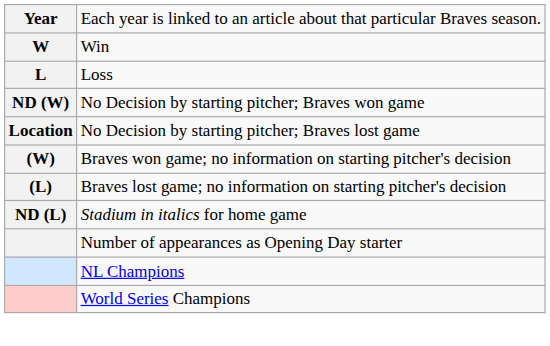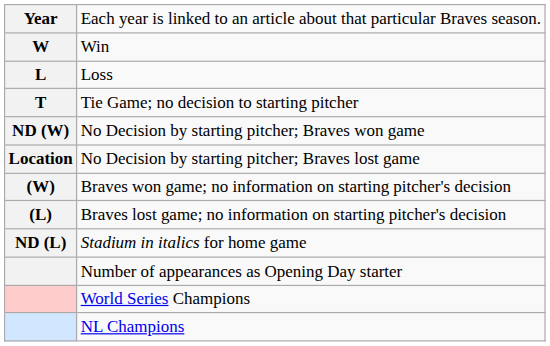+ row: (220, 102)
rows swapped: (133, 271) <-> (165, 299)
